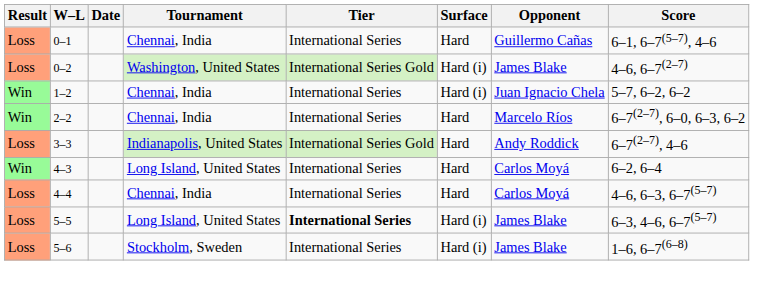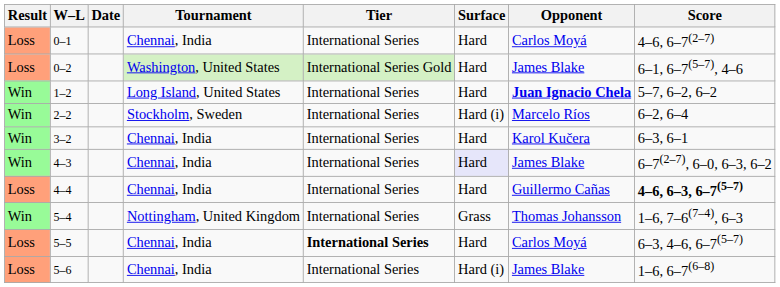(543, 40) Guillermo Cañas -> (549, 40) Carlos Moyá
(664, 40) 6–1, 6–7(5–7), 4–6 -> (676, 40) 4–6, 6–7(2–7)
(463, 67) Hard (i) -> (472, 67) Hard
(650, 67) 4–6, 6–7(2–7) -> (690, 67) 6–1, 6–7(5–7), 4–6
(169, 92) Chennai, India -> (204, 92) Long Island, United States
(463, 92) Hard (i) -> (472, 92) Hard
(549, 92) normal -> (572, 92) bold
(169, 116) Chennai, India -> (184, 115) Stockholm, Sweden
(455, 116) Hard -> (481, 115) Hard (i)
(678, 117) 6–7(2–7), 6–0, 6–3, 6–2 -> (663, 115) 6–2, 6–4
+ row: (63, 138)
- row: (63, 144)
(204, 168) Long Island, United States -> (169, 162) Chennai, India
(455, 168) no background -> (472, 162) lavender background
(532, 168) Carlos Moyá -> (548, 162) James Blake
(637, 168) 6–2, 6–4 -> (705, 162) 6–7(2–7), 6–0, 6–3, 6–2
(532, 193) Carlos Moyá -> (561, 189) Guillermo Cañas
(664, 193) normal -> (690, 189) bold
+ row: (63, 217)
(204, 220) Long Island, United States -> (169, 242) Chennai, India
(463, 220) Hard (i) -> (472, 242) Hard
(531, 220) James Blake -> (549, 242) Carlos Moyá
(184, 246) Stockholm, Sweden -> (169, 269) Chennai, India
